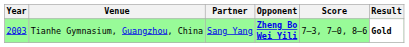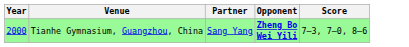- column: (387, 11)
(17, 30) 2003 -> (17, 30) 2000
